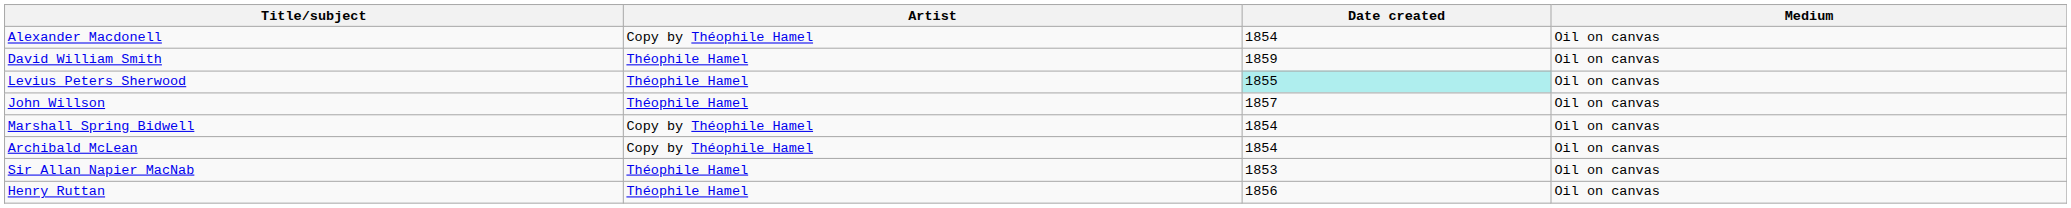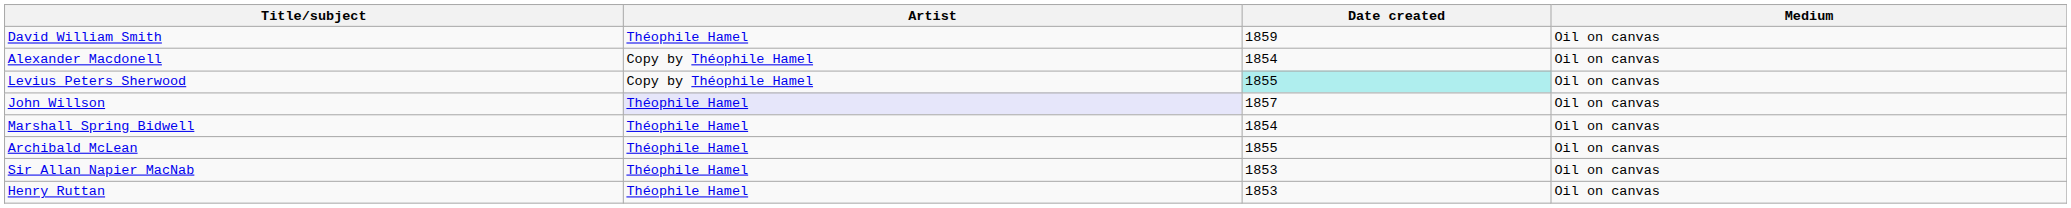rows swapped: (85, 60) <-> (85, 38)
(687, 82) Théophile Hamel -> (720, 82) Copy by Théophile Hamel
(687, 104) no background -> (687, 104) lavender background
(720, 126) Copy by Théophile Hamel -> (687, 126) Théophile Hamel
(720, 148) Copy by Théophile Hamel -> (687, 148) Théophile Hamel
(1261, 148) 1854 -> (1261, 148) 1855
(1261, 192) 1856 -> (1261, 192) 1853
